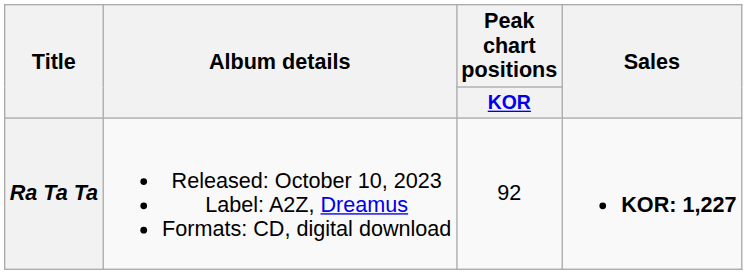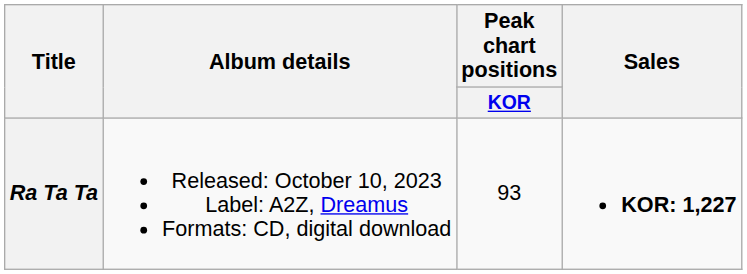(509, 193) 92 -> (509, 193) 93
